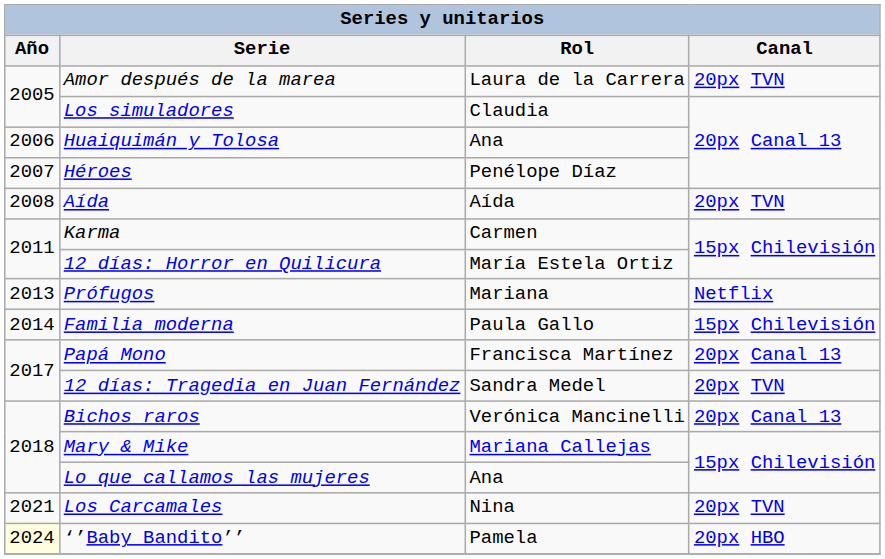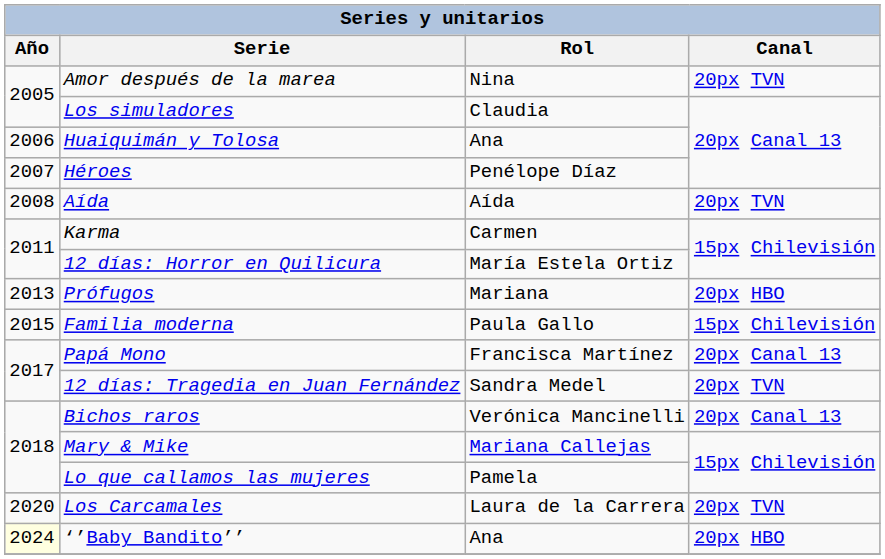(577, 81) Laura de la Carrera -> (492, 81) Nina
(734, 295) Netflix -> (739, 295) 20px HBO
(32, 325) 2014 -> (32, 325) 2015
(487, 478) Ana -> (504, 478) Pamela
(32, 508) 2021 -> (32, 508) 2020
(492, 508) Nina -> (577, 508) Laura de la Carrera
(504, 539) Pamela -> (487, 539) Ana
